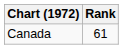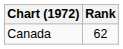(100, 34) 61 -> (100, 34) 62
